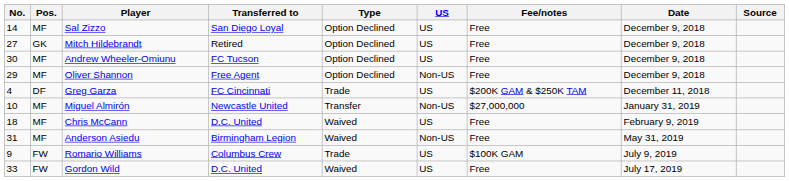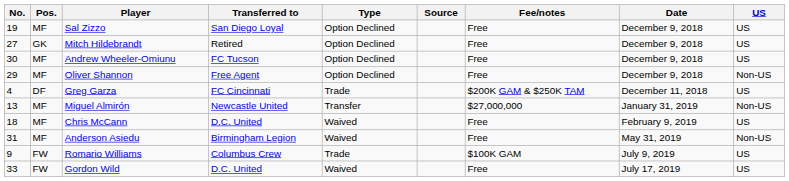columns swapped: (442, 12) <-> (760, 12)
(12, 28) 14 -> (12, 28) 19
(12, 106) 10 -> (12, 106) 13
